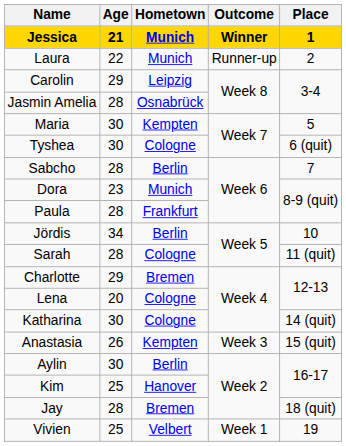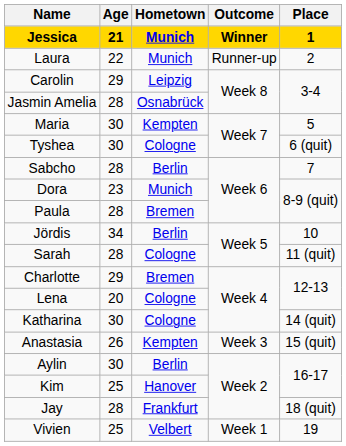(170, 211) Frankfurt -> (170, 211) Bremen
(170, 408) Bremen -> (170, 408) Frankfurt
